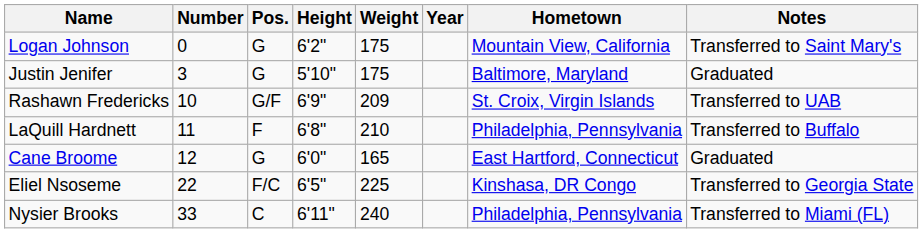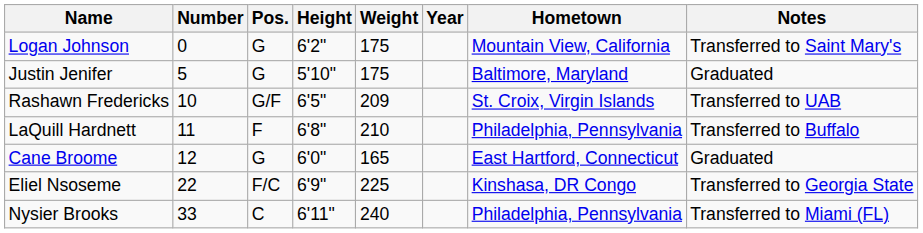(182, 74) 3 -> (182, 74) 5
(312, 102) 6'9" -> (312, 102) 6'5"
(312, 185) 6'5" -> (312, 185) 6'9"
